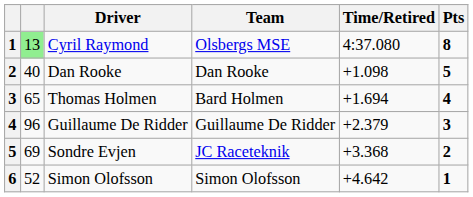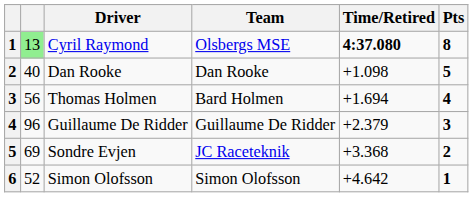(371, 44) normal -> (372, 44) bold
(32, 98) 65 -> (32, 98) 56
